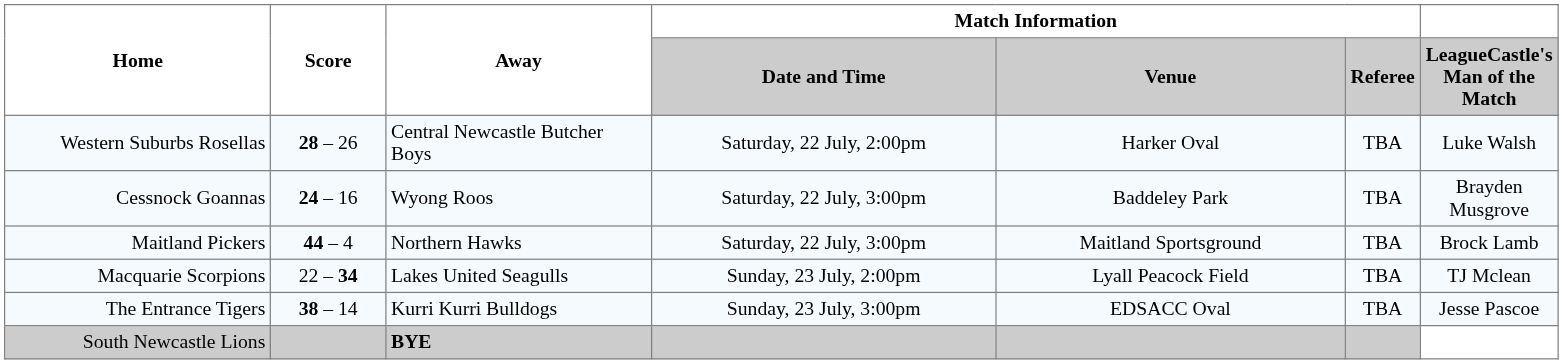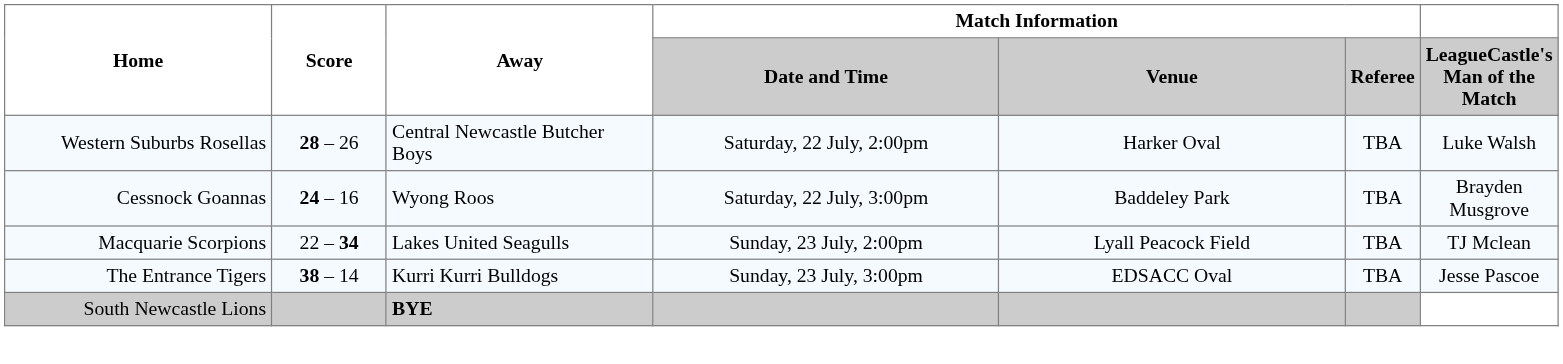- row: (198, 242)
